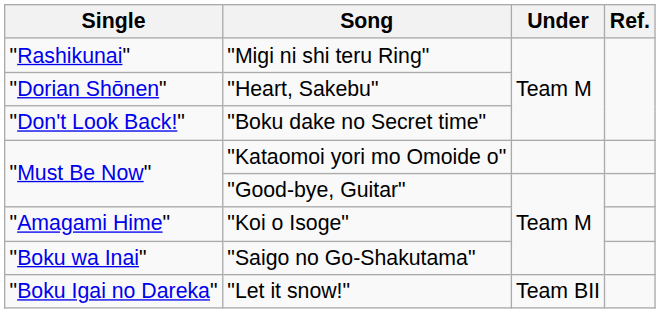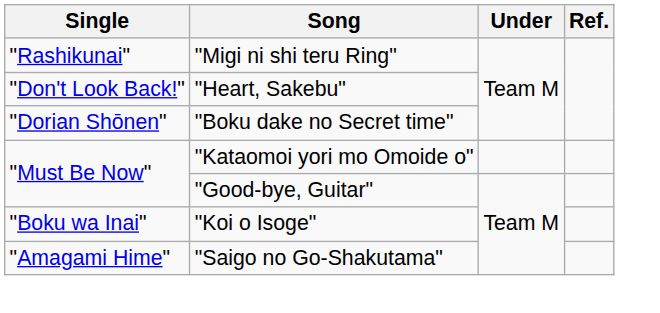(88, 88) "Dorian Shōnen" -> (97, 88) "Don't Look Back!"
(97, 122) "Don't Look Back!" -> (88, 122) "Dorian Shōnen"
(90, 223) "Amagami Hime" -> (78, 223) "Boku wa Inai"
(78, 257) "Boku wa Inai" -> (90, 257) "Amagami Hime"
- row: (289, 291)
